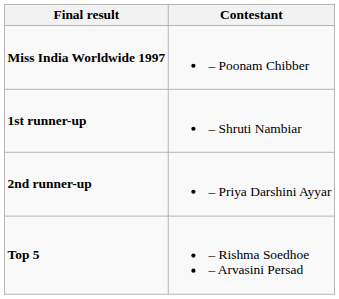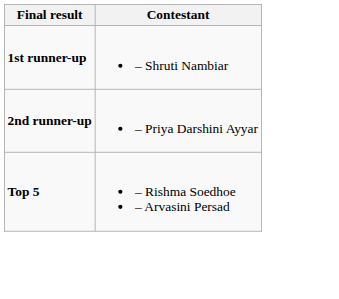- row: (86, 57)
